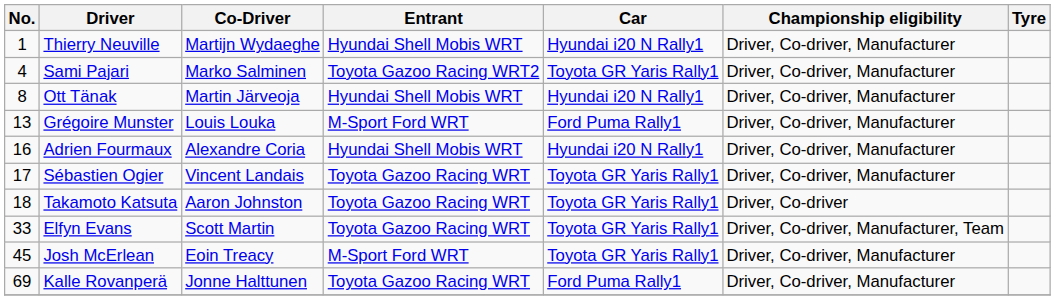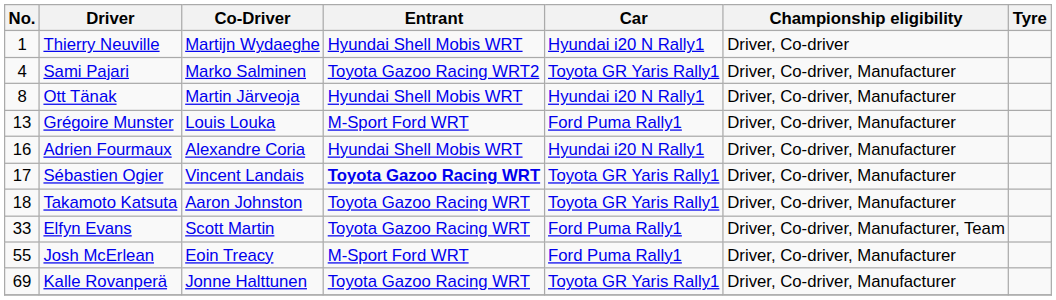(841, 44) Driver, Co-driver, Manufacturer -> (788, 44) Driver, Co-driver
(429, 176) normal -> (434, 176) bold
(787, 202) Driver, Co-driver -> (842, 202) Driver, Co-driver, Manufacturer
(633, 228) Toyota GR Yaris Rally1 -> (615, 228) Ford Puma Rally1
(22, 255) 45 -> (22, 255) 55
(633, 255) Toyota GR Yaris Rally1 -> (615, 255) Ford Puma Rally1
(614, 281) Ford Puma Rally1 -> (634, 281) Toyota GR Yaris Rally1
